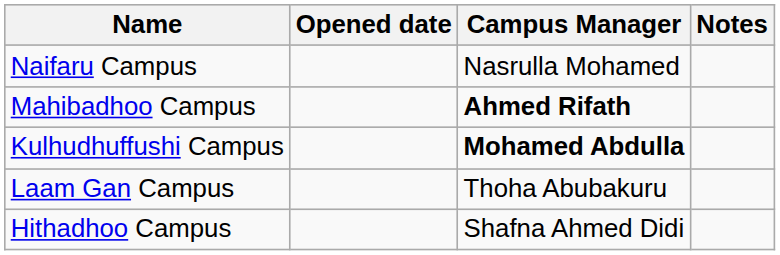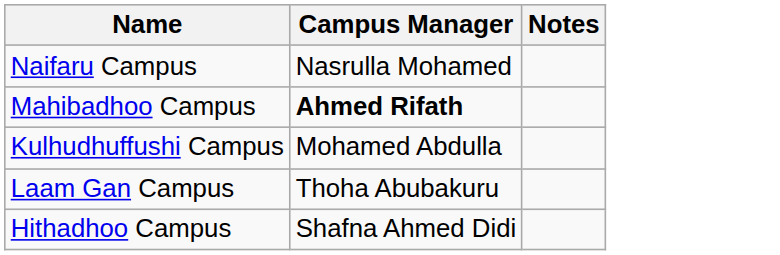- column: (374, 24)
(574, 147) bold -> (399, 147) normal
